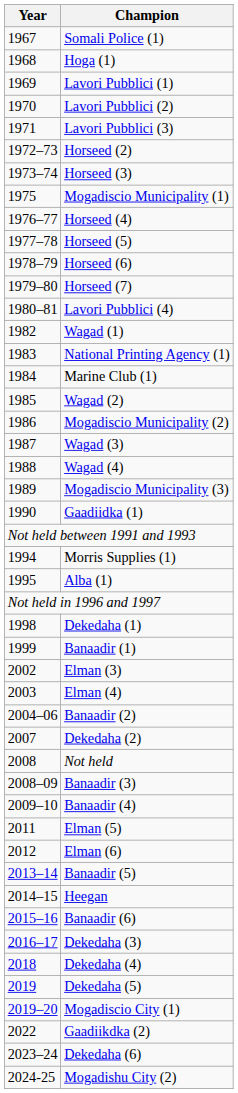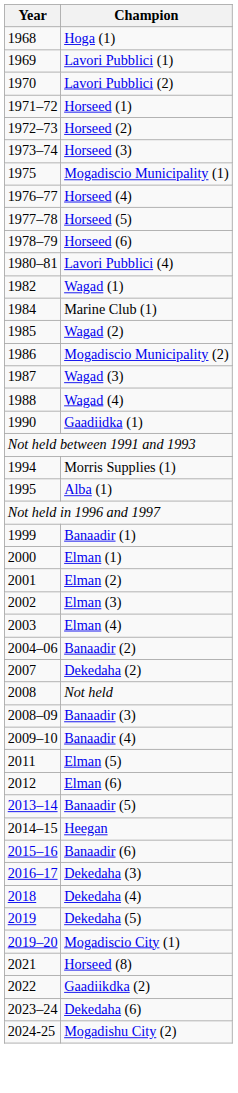- row: (114, 38)
- row: (119, 128)
+ row: (98, 106)
- row: (98, 286)
- row: (147, 354)
- row: (146, 490)
- row: (103, 625)
+ row: (93, 557)
+ row: (93, 580)
+ row: (98, 964)
